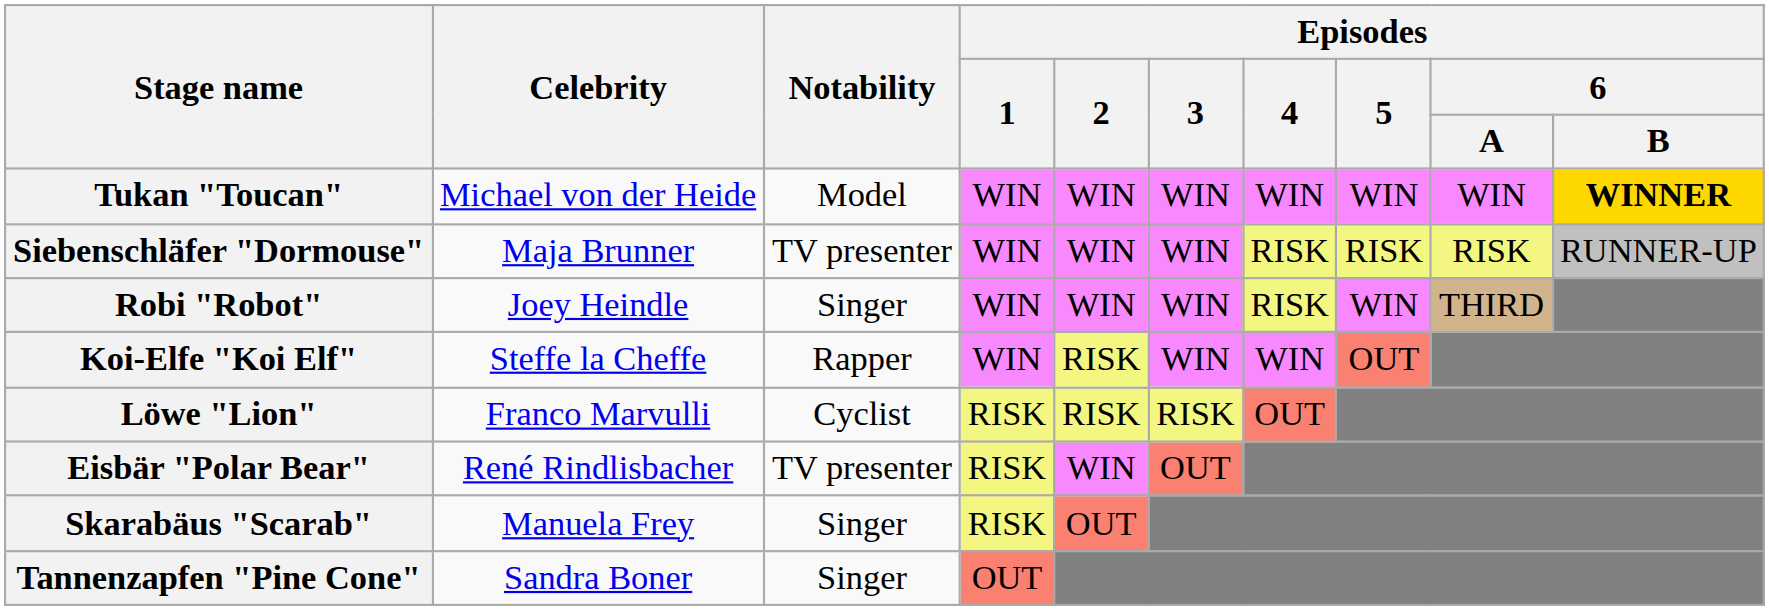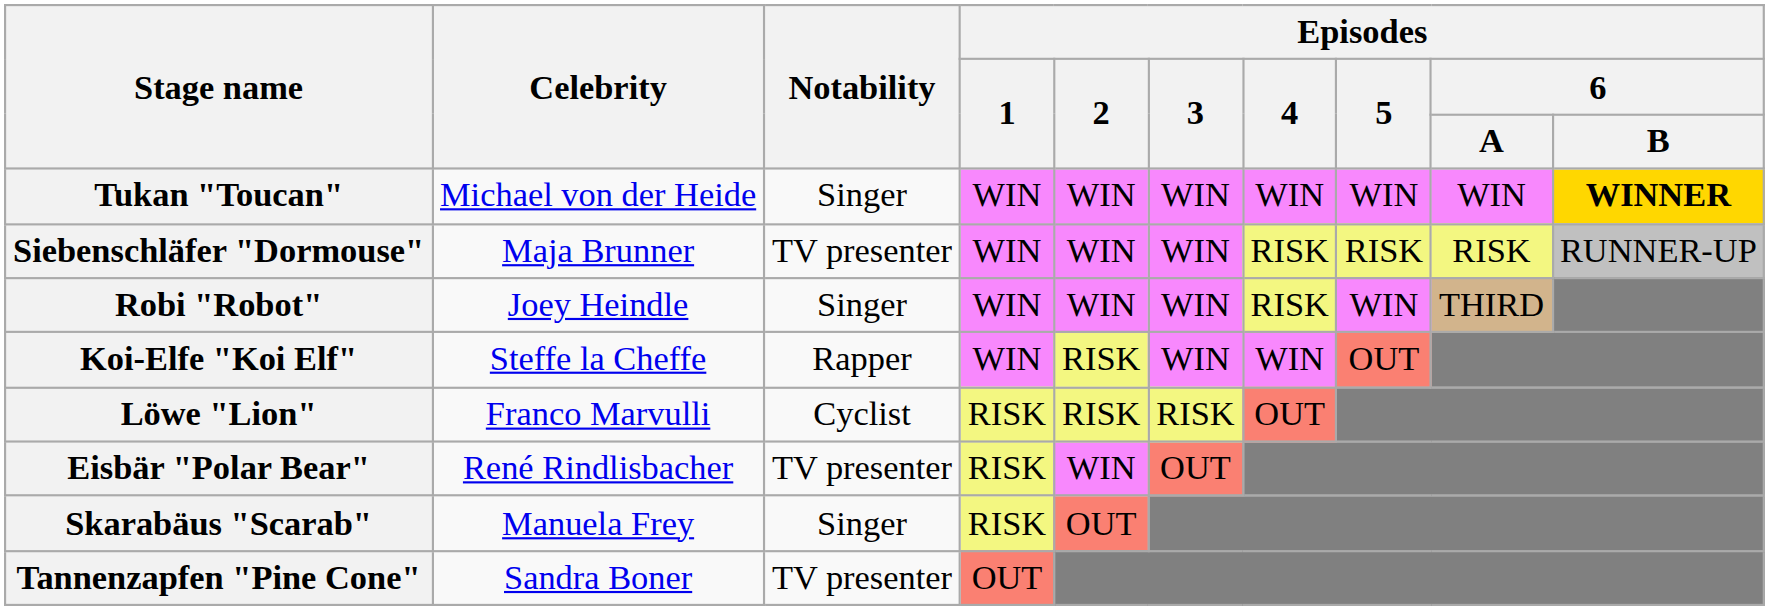(862, 195) Model -> (862, 195) Singer
(862, 577) Singer -> (862, 577) TV presenter
